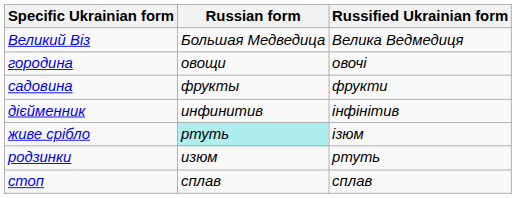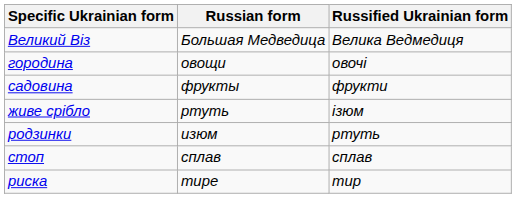- row: (47, 110)
(205, 134) paleturquoise background -> (205, 110) no background
+ row: (28, 181)
